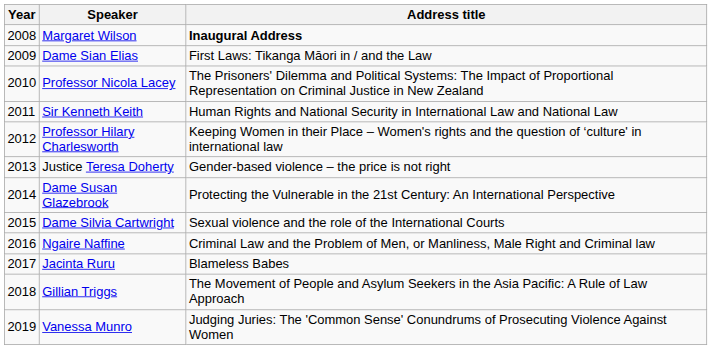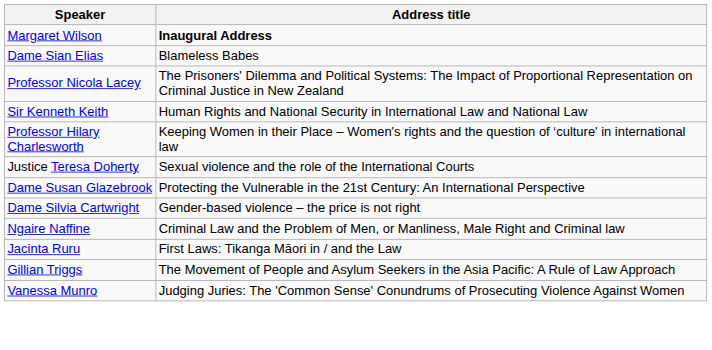- column: (22, 14)
(310, 55) First Laws: Tikanga Māori in / and the Law -> (209, 55) Blameless Babes
(320, 167) Gender-based violence – the price is not right -> (316, 167) Sexual violence and the role of the International Courts
(347, 222) Sexual violence and the role of the International Courts -> (289, 208) Gender-based violence – the price is not right
(239, 264) Blameless Babes -> (280, 249) First Laws: Tikanga Māori in / and the Law
